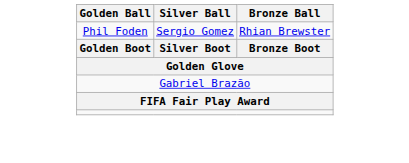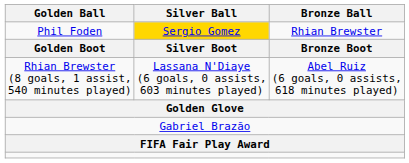(195, 31) no background -> (202, 31) gold background
+ row: (70, 78)
